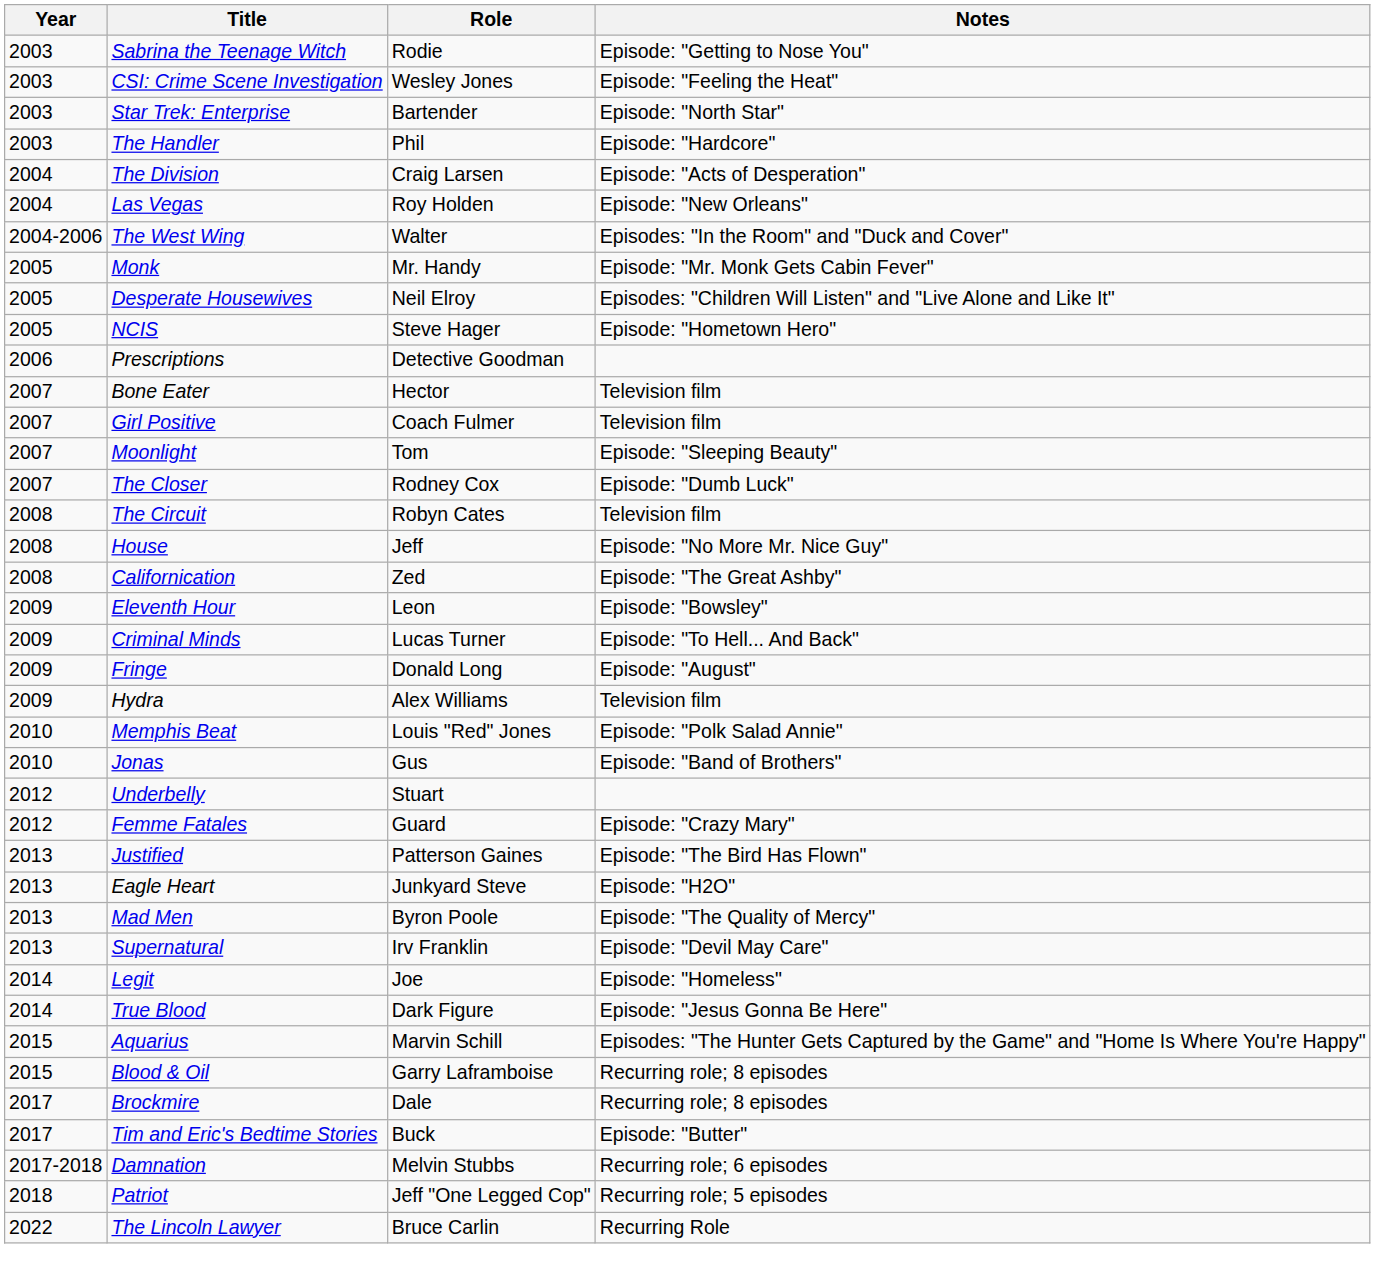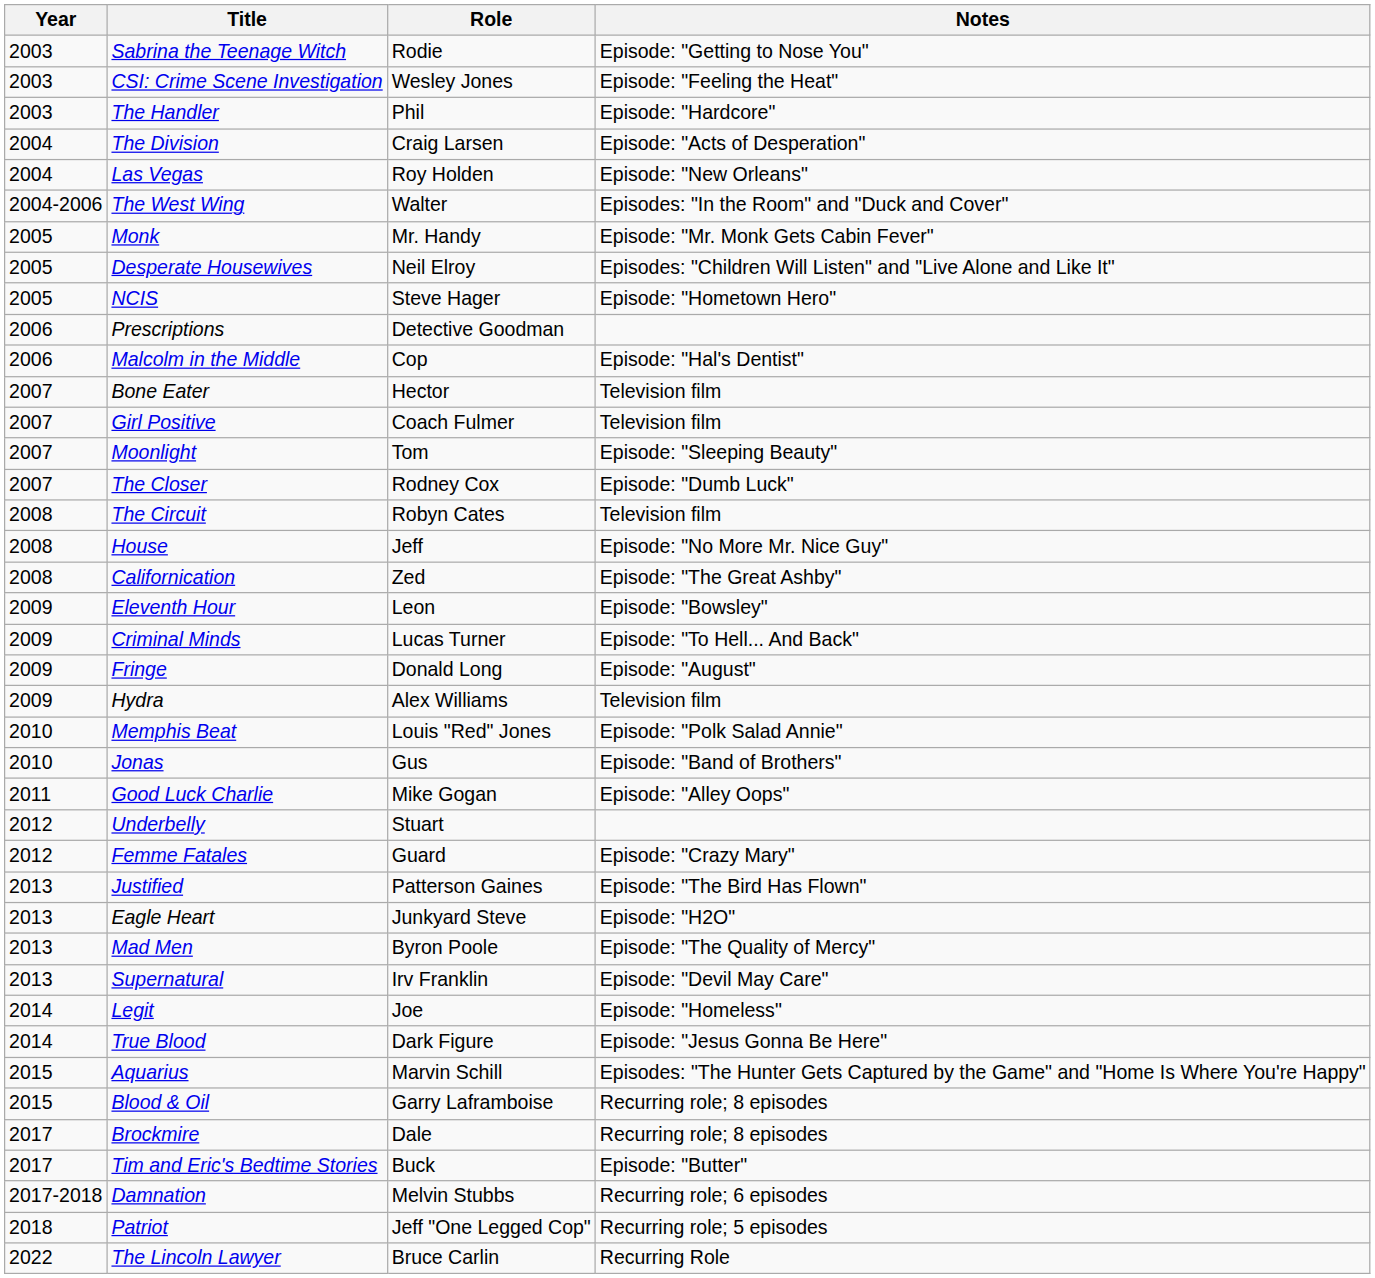- row: (201, 112)
+ row: (206, 360)
+ row: (192, 793)
